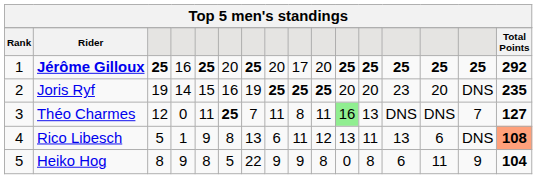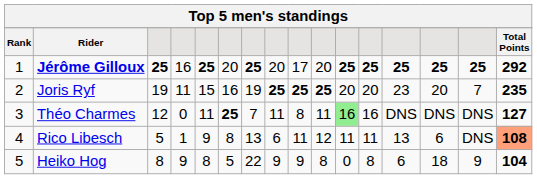(183, 90) 14 -> (183, 90) 11
(478, 90) DNS -> (478, 90) 7
(370, 114) 13 -> (370, 114) 16
(478, 114) 7 -> (478, 114) DNS
(347, 137) 13 -> (347, 137) 11
(439, 161) 11 -> (439, 161) 18
